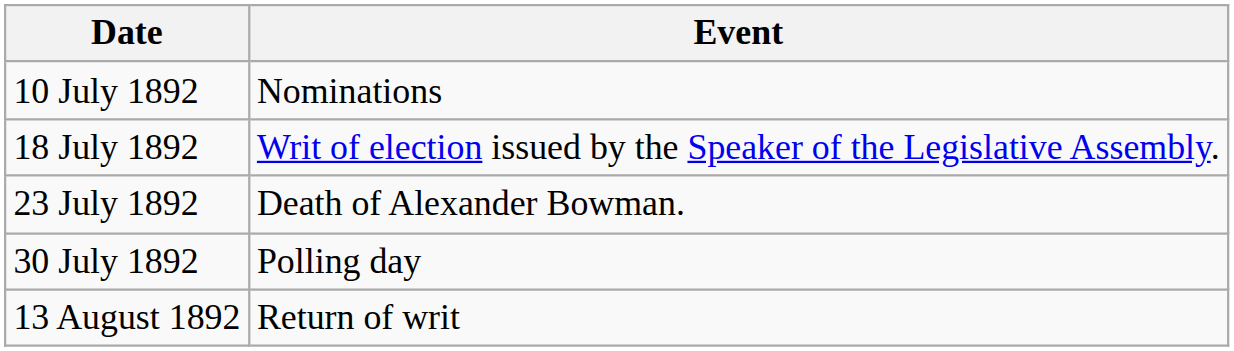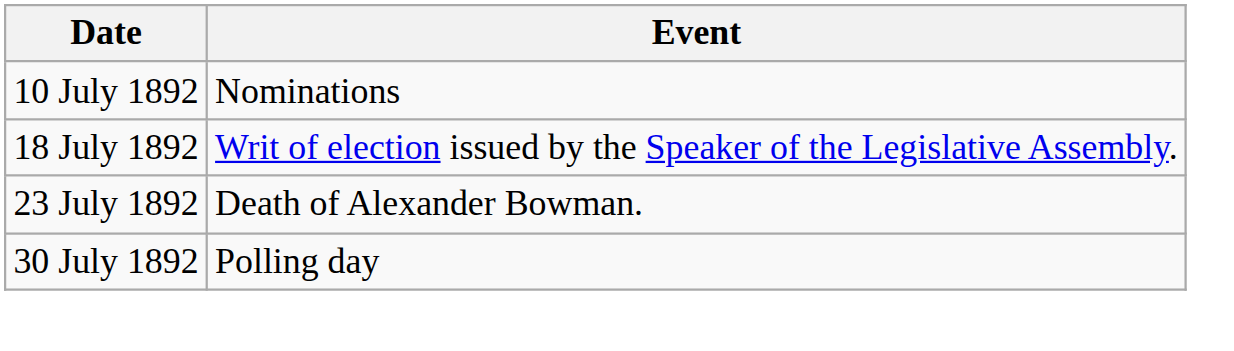- row: (127, 317)
